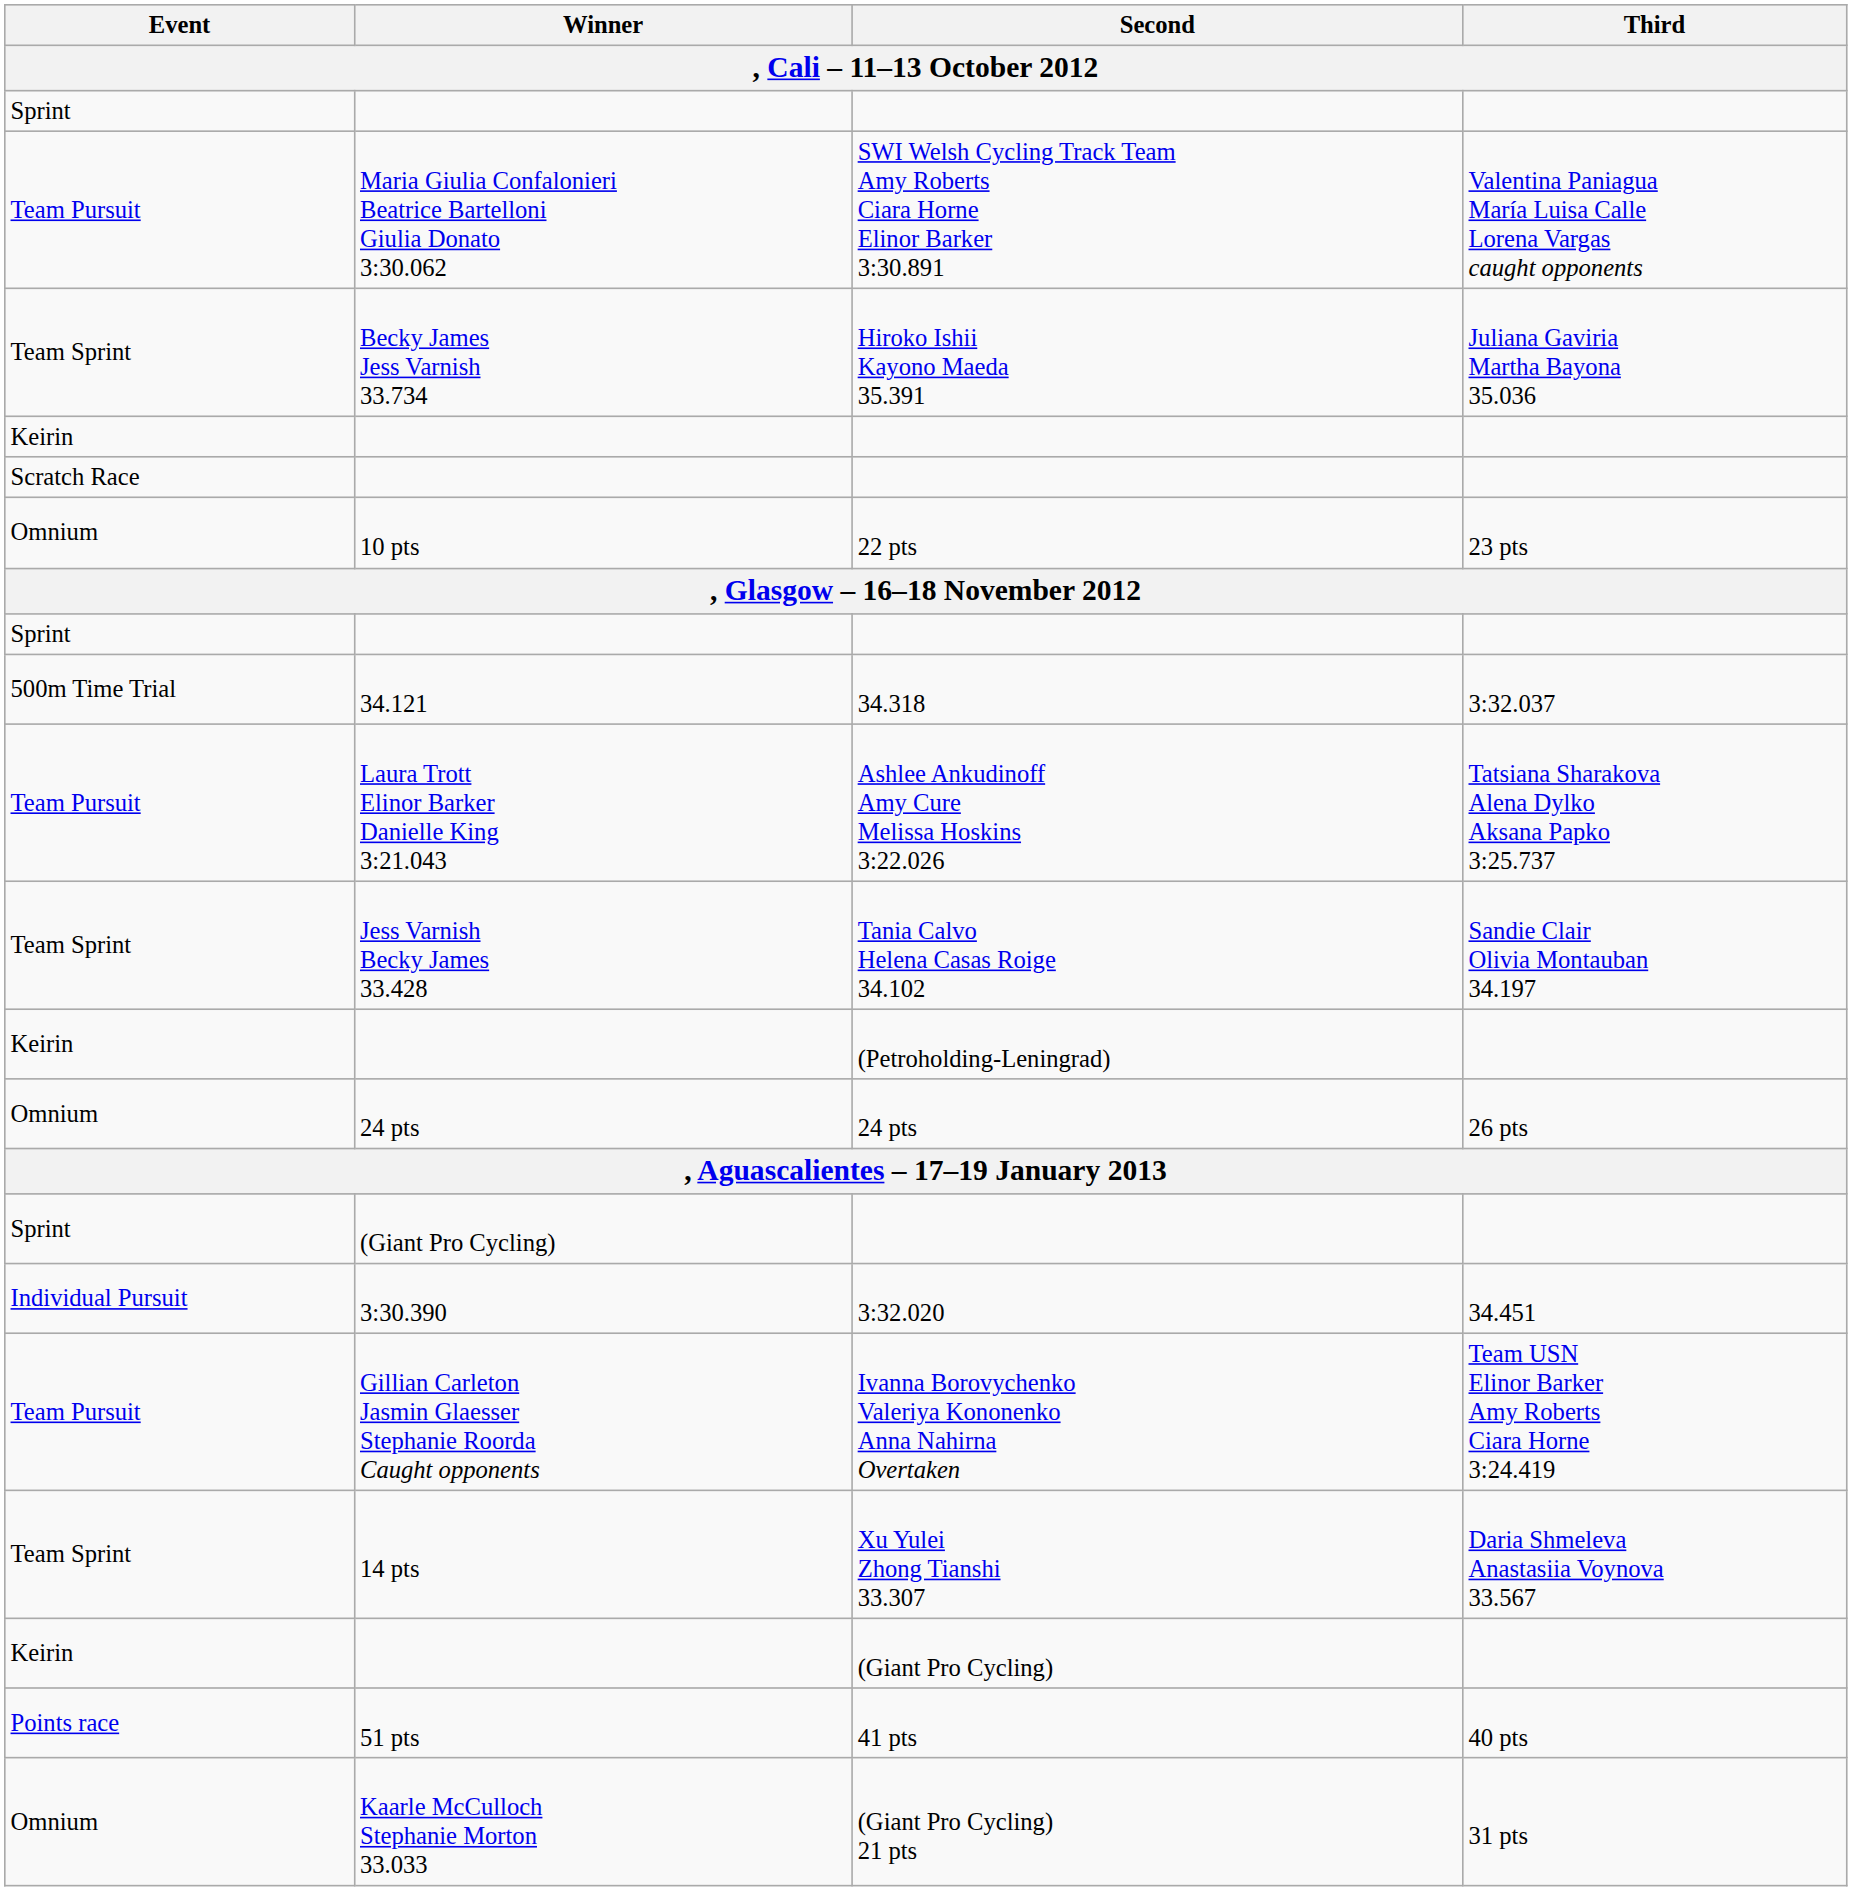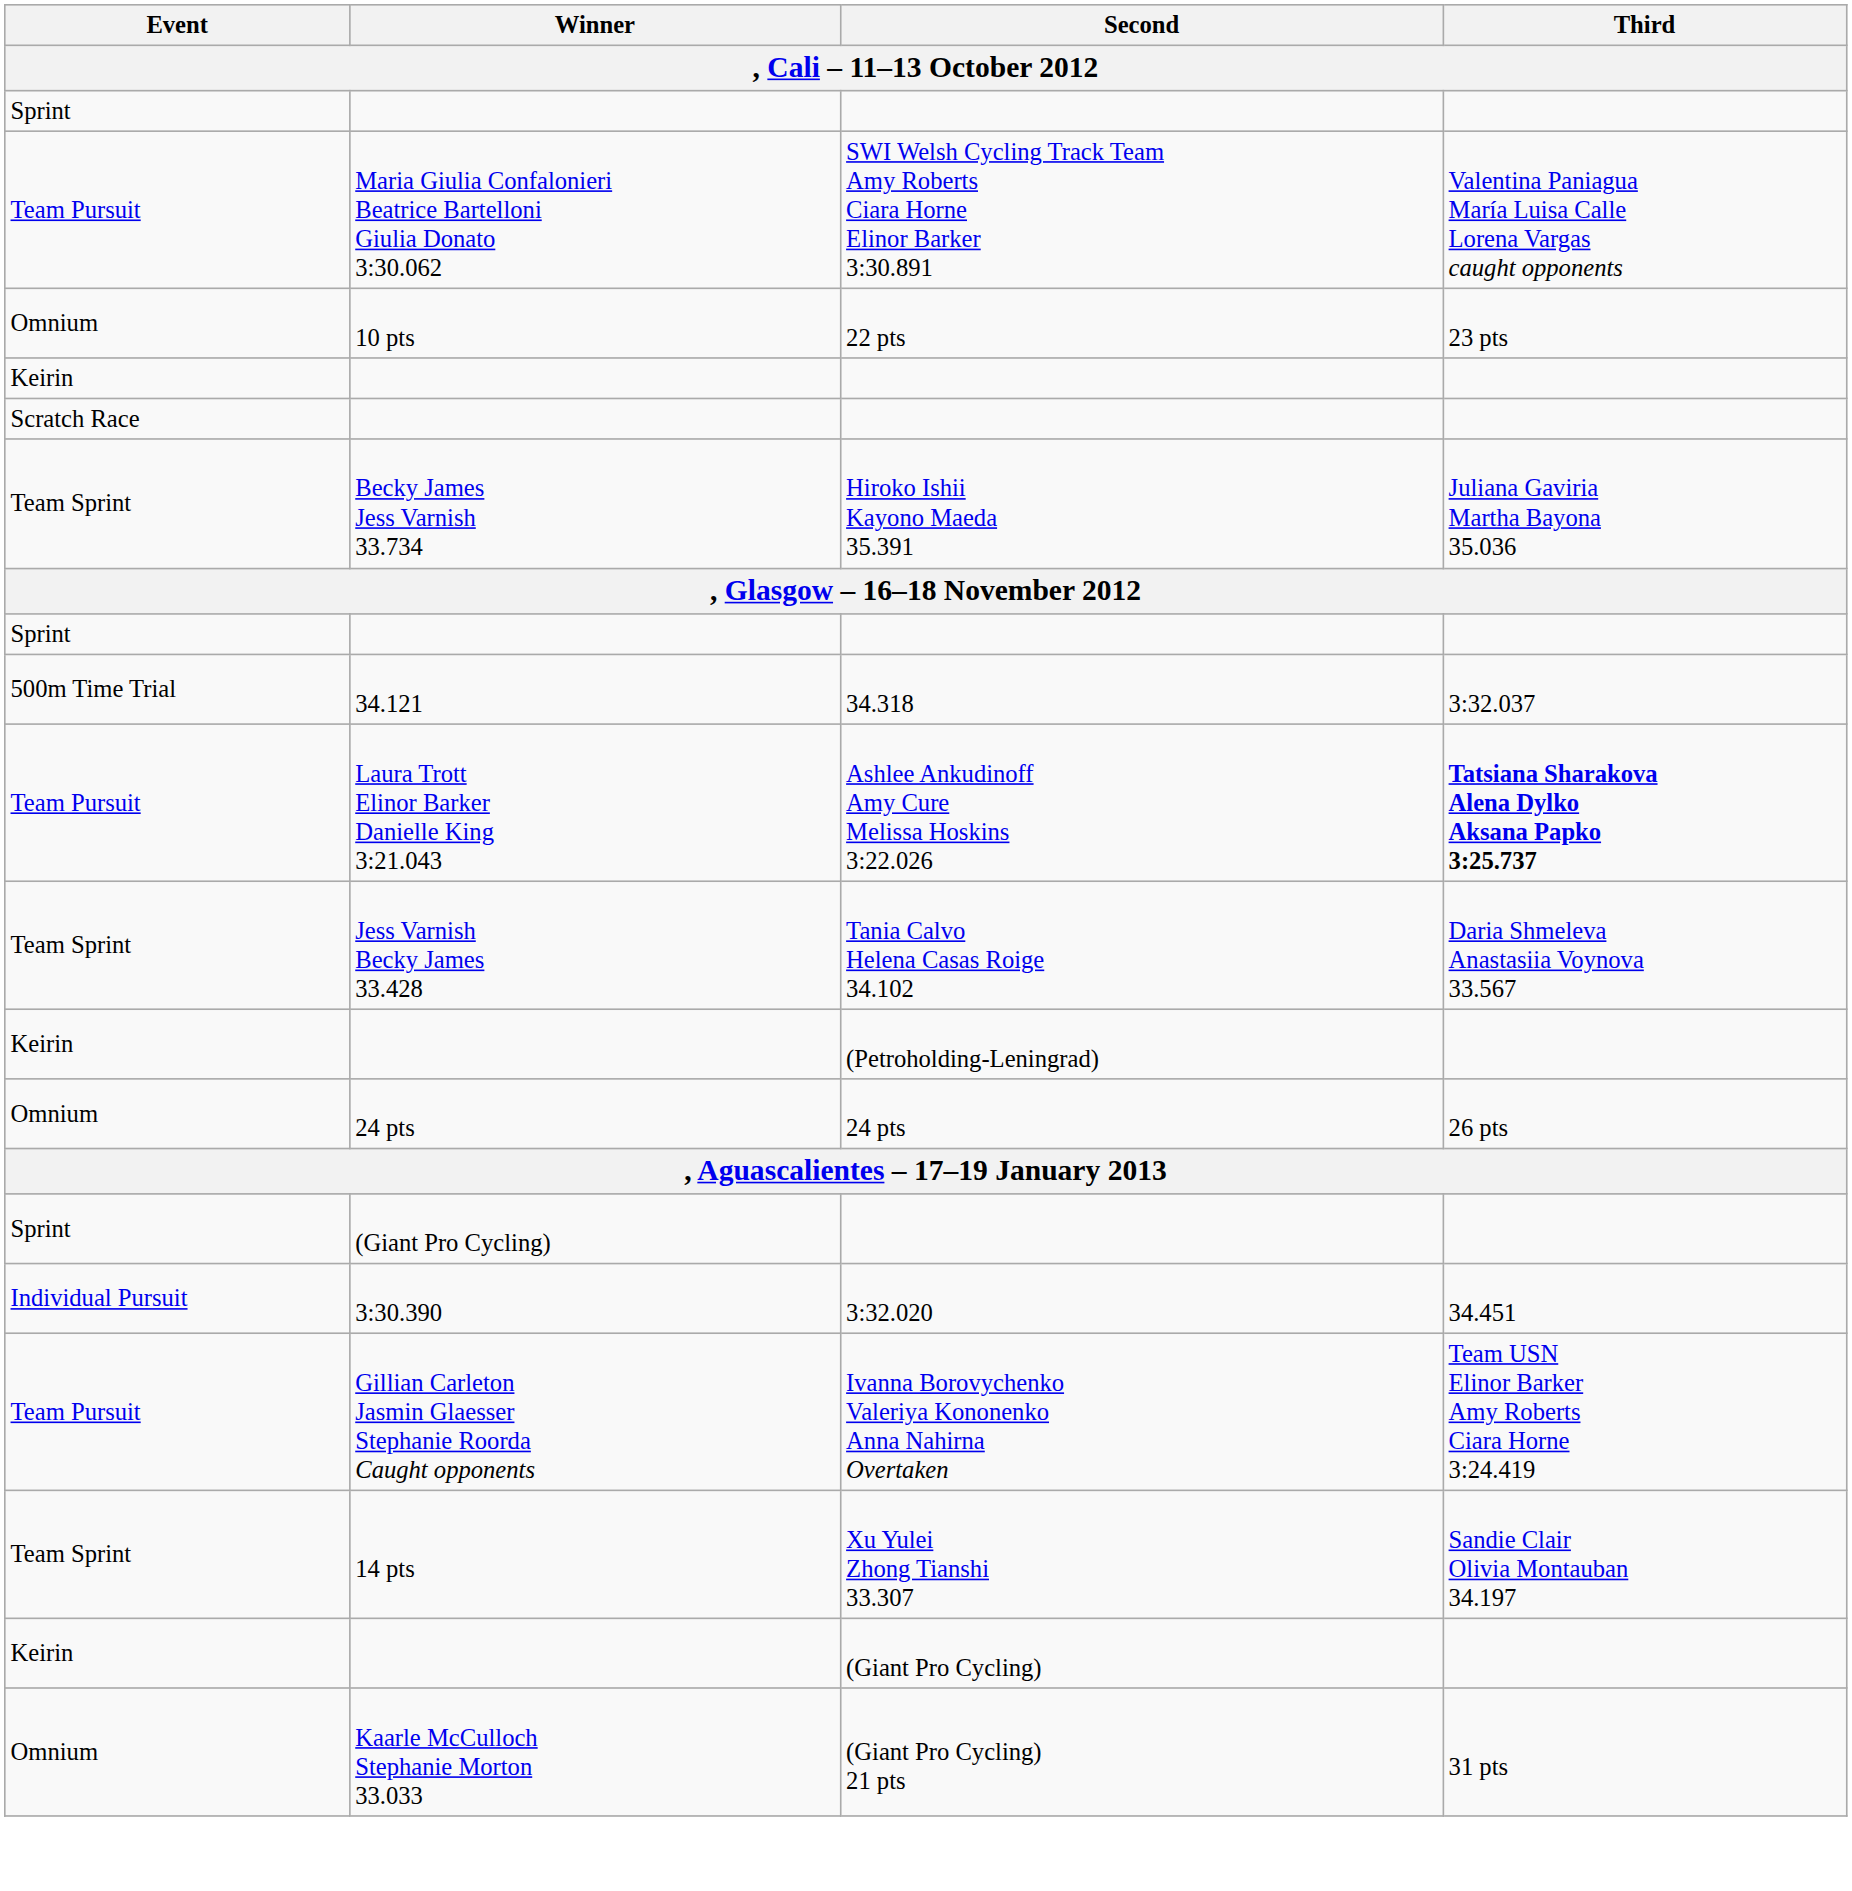rows swapped: (71, 352) <-> (54, 532)
(1564, 816) normal -> (1553, 816) bold
(1558, 959) Sandie Clair Olivia Montauban 34.197 -> (1546, 959) Daria Shmeleva Anastasiia Voynova 33.567
(1566, 1569) Daria Shmeleva Anastasiia Voynova 33.567 -> (1538, 1569) Sandie Clair Olivia Montauban 34.197
- row: (65, 1723)
